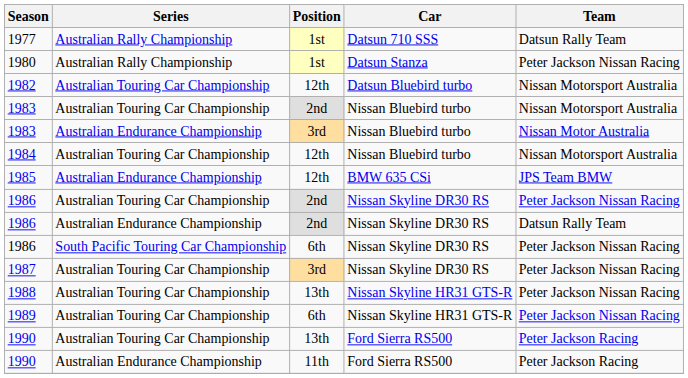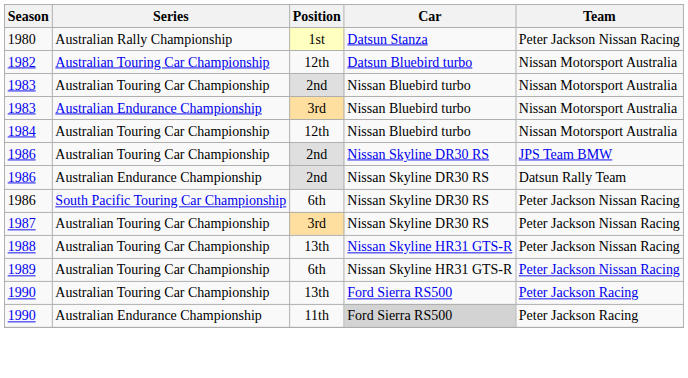- row: (22, 39)
(584, 131) Nissan Motor Australia -> (598, 108) Nissan Motorsport Australia
- row: (22, 177)
(599, 200) Peter Jackson Nissan Racing -> (566, 154) JPS Team BMW
(400, 362) no background -> (400, 315) lightgrey background
